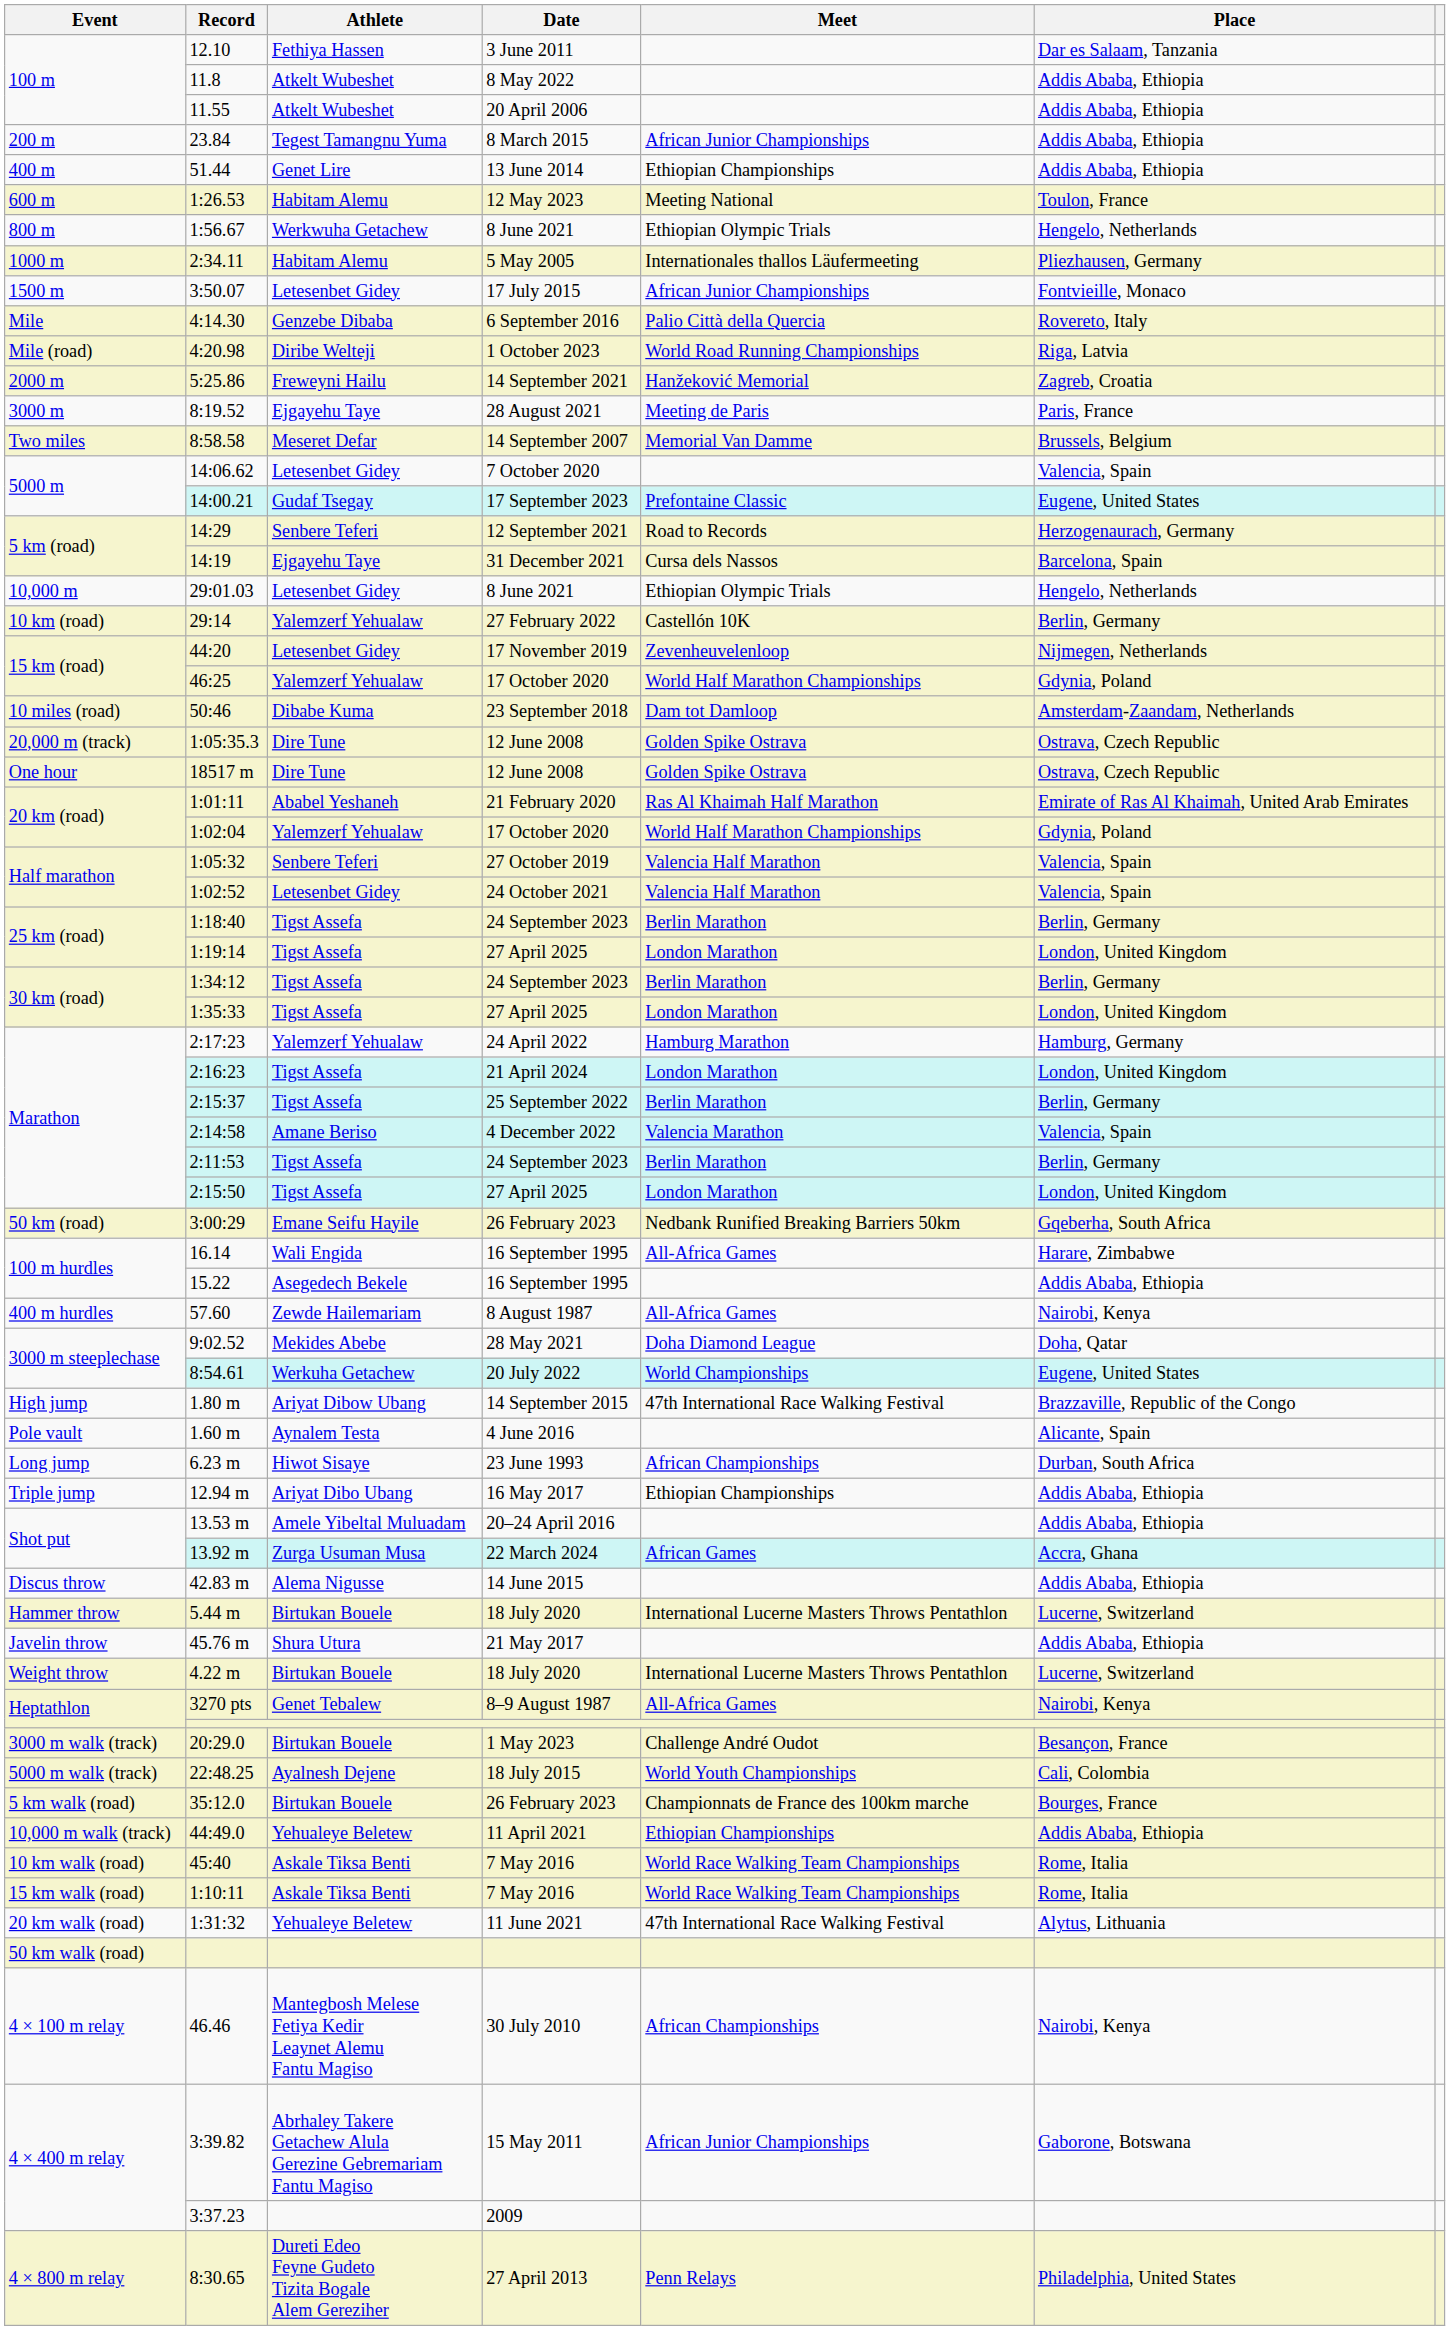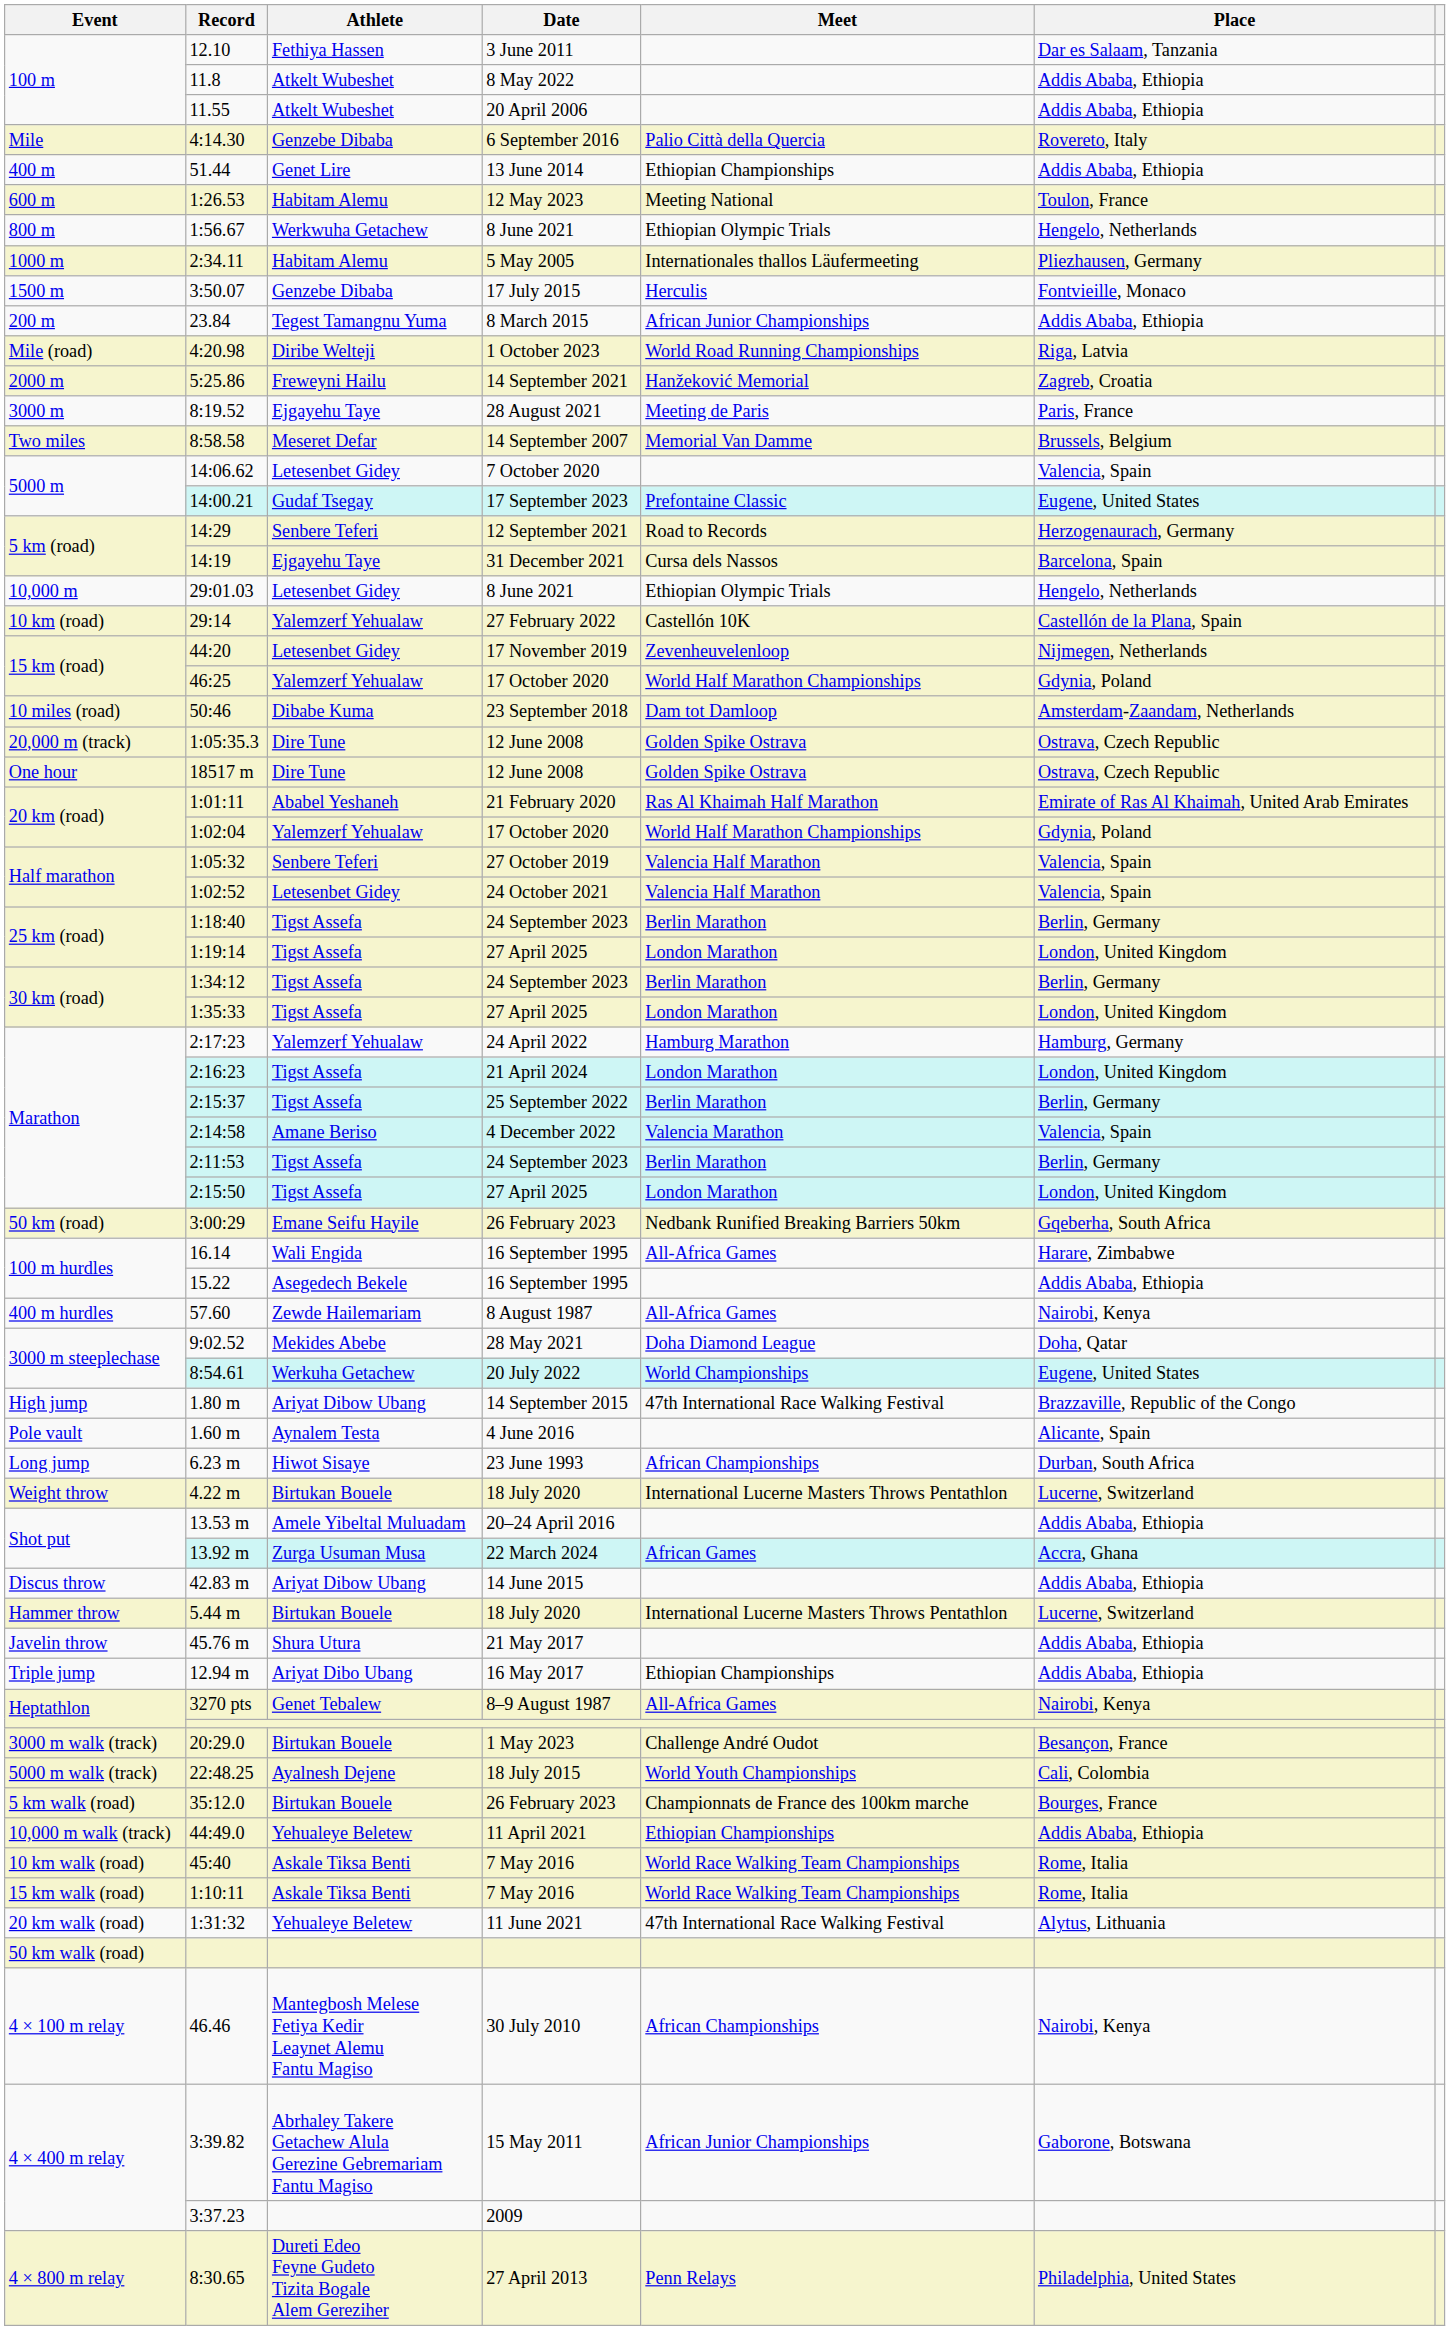rows swapped: (32, 140) <-> (26, 320)
(336, 290) Letesenbet Gidey -> (332, 290) Genzebe Dibaba
(757, 290) African Junior Championships -> (676, 290) Herculis
(1099, 621) Berlin, Germany -> (1140, 621) Castellón de la Plana, Spain
rows swapped: (52, 1493) <-> (58, 1673)
(328, 1583) Alema Nigusse -> (349, 1583) Ariyat Dibow Ubang
